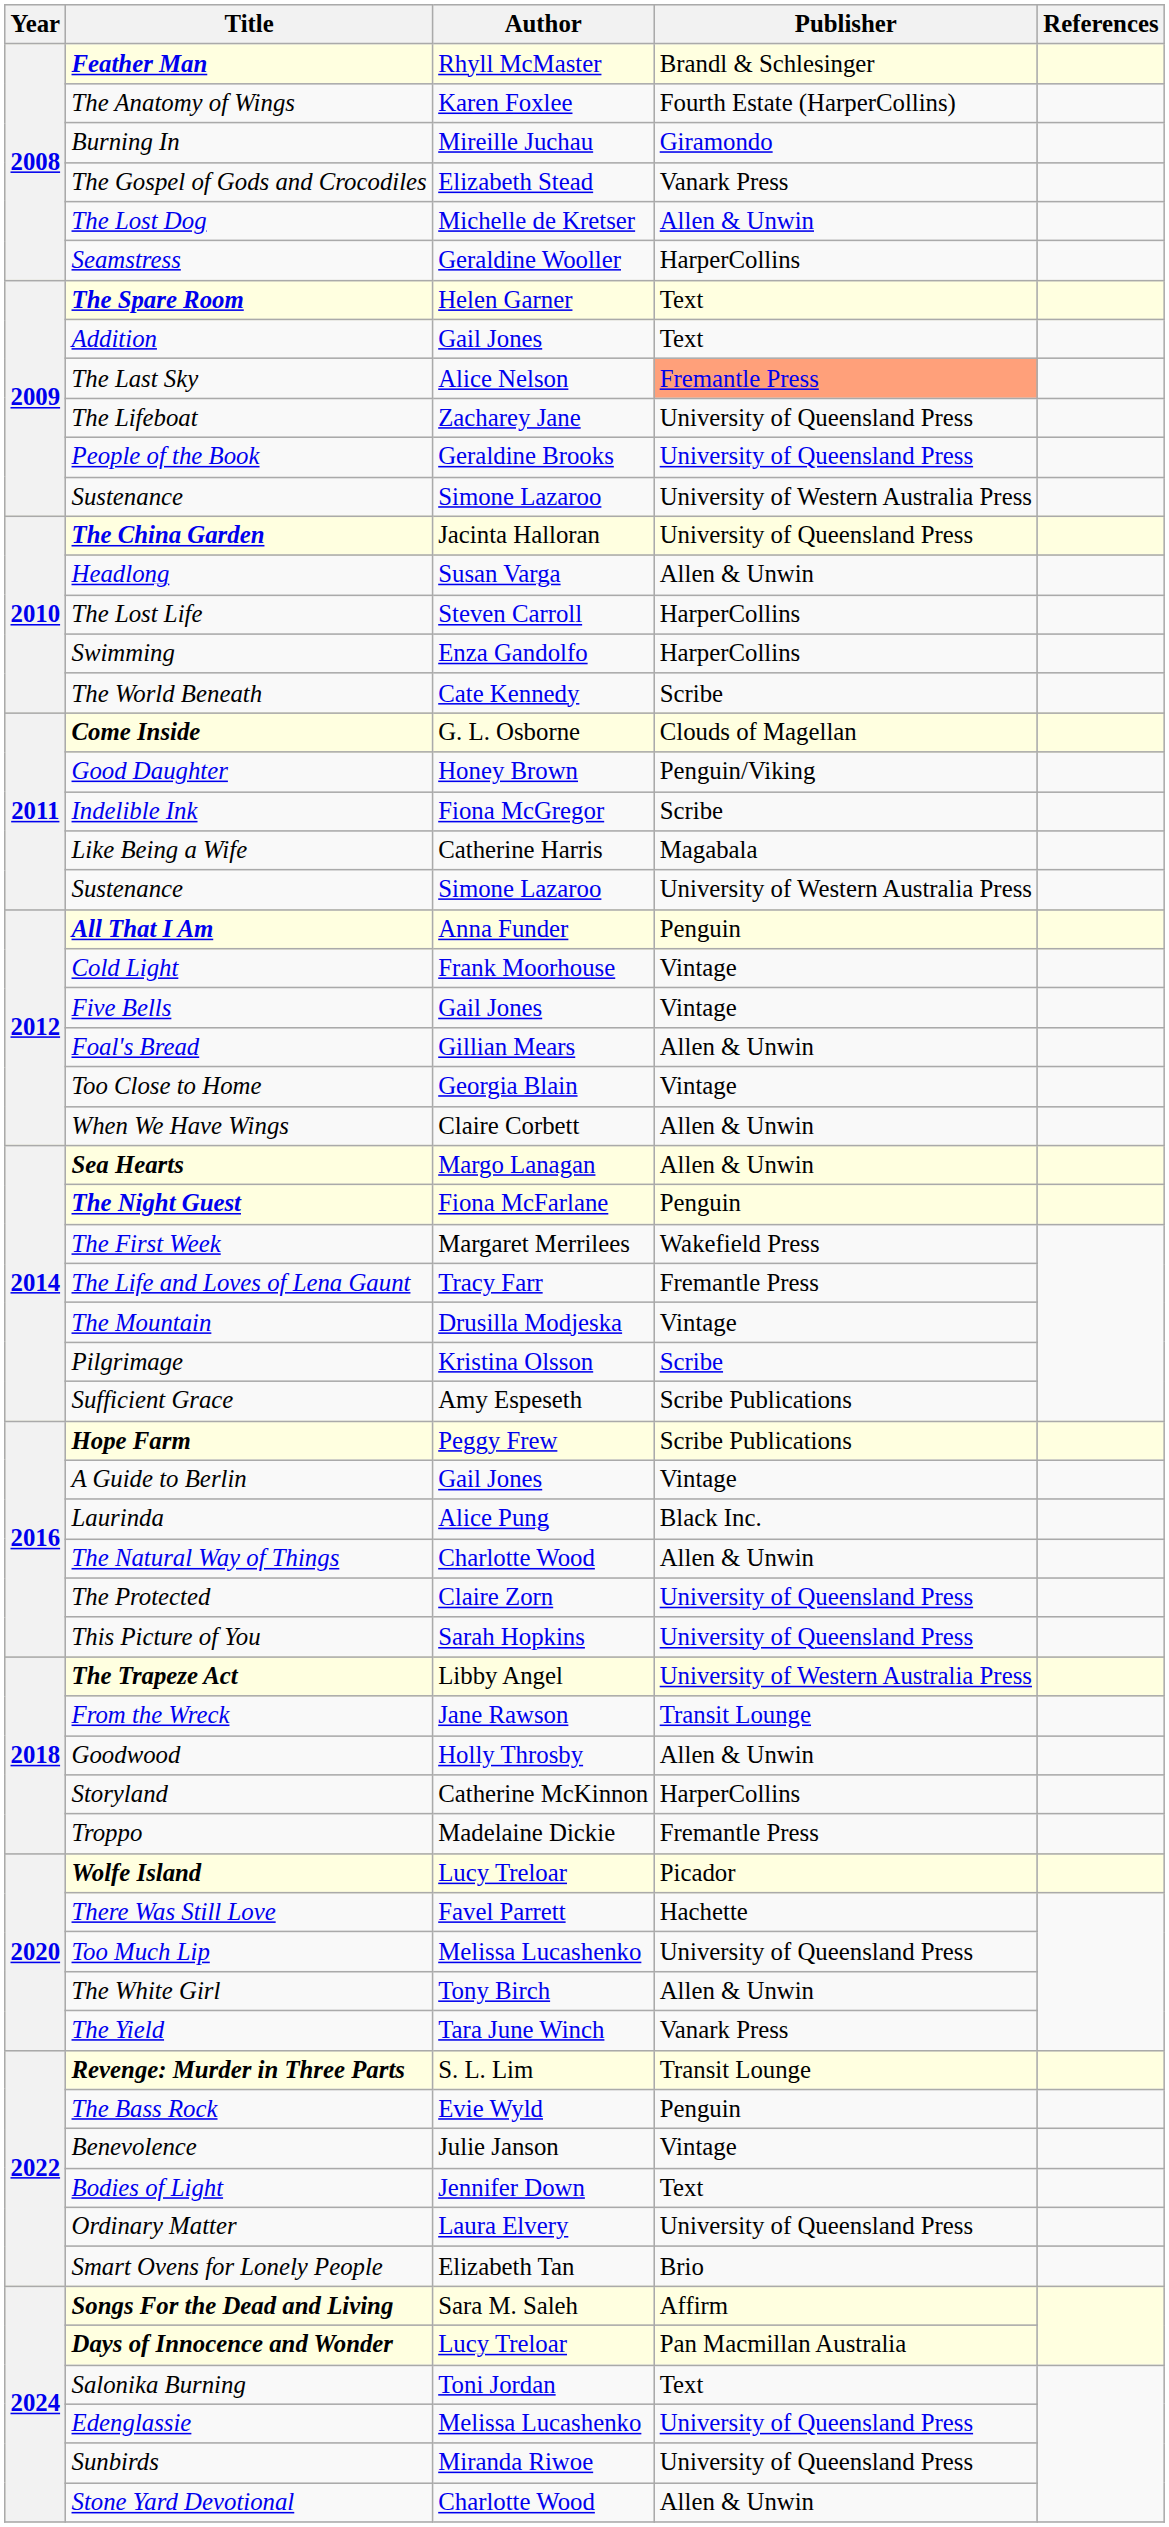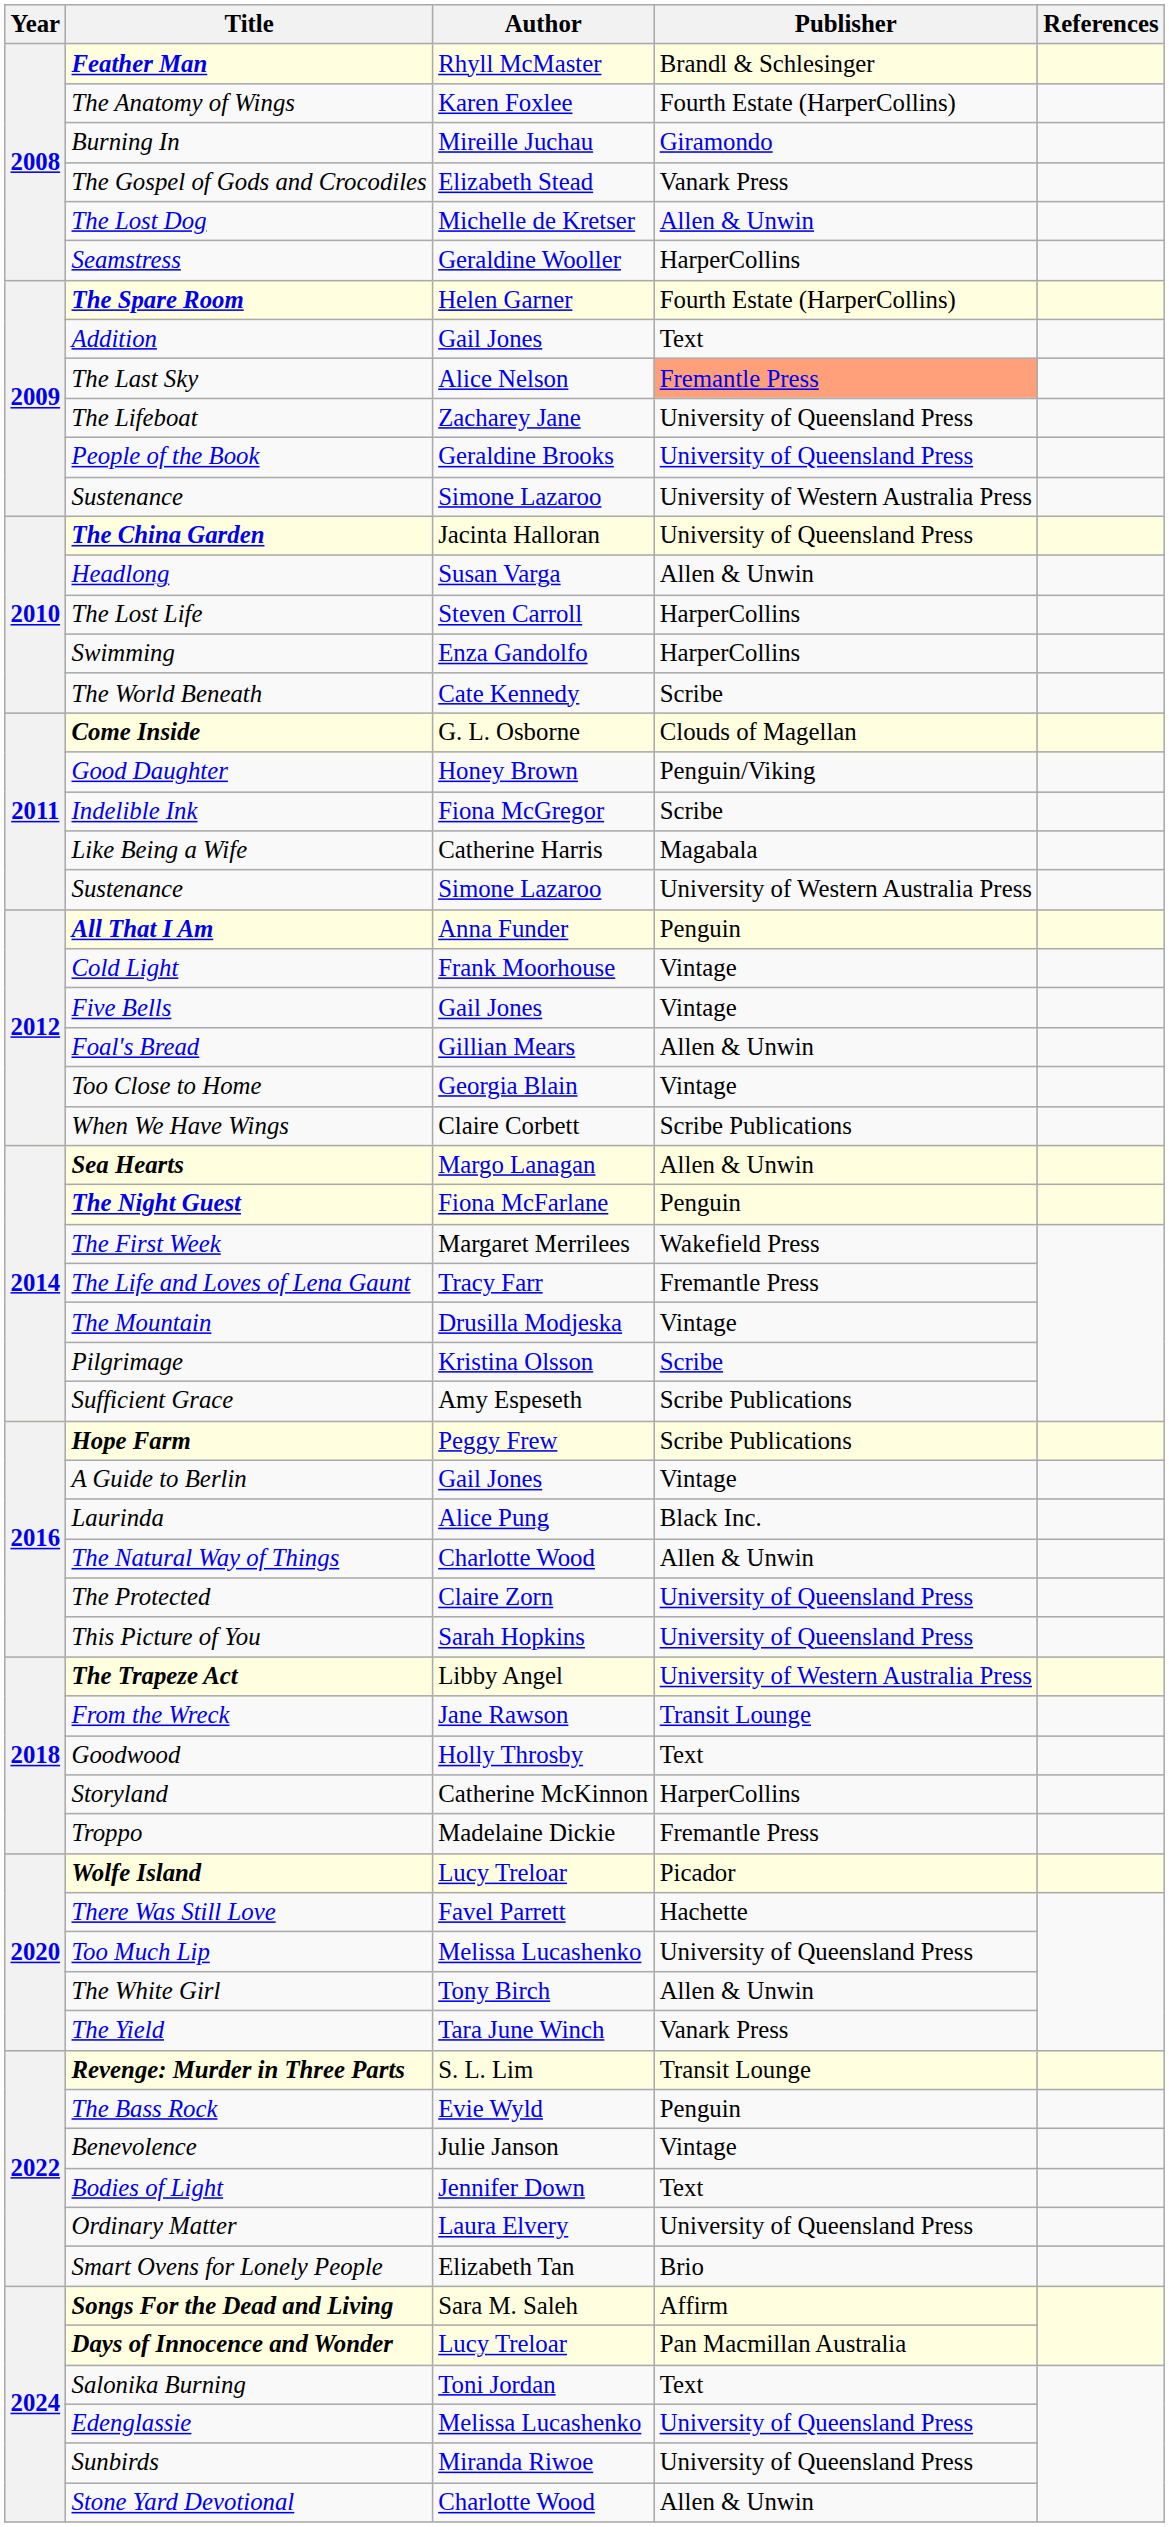(682, 299) Text -> (808, 299) Fourth Estate (HarperCollins)
(737, 1125) Allen & Unwin -> (756, 1125) Scribe Publications
(737, 1754) Allen & Unwin -> (682, 1754) Text
